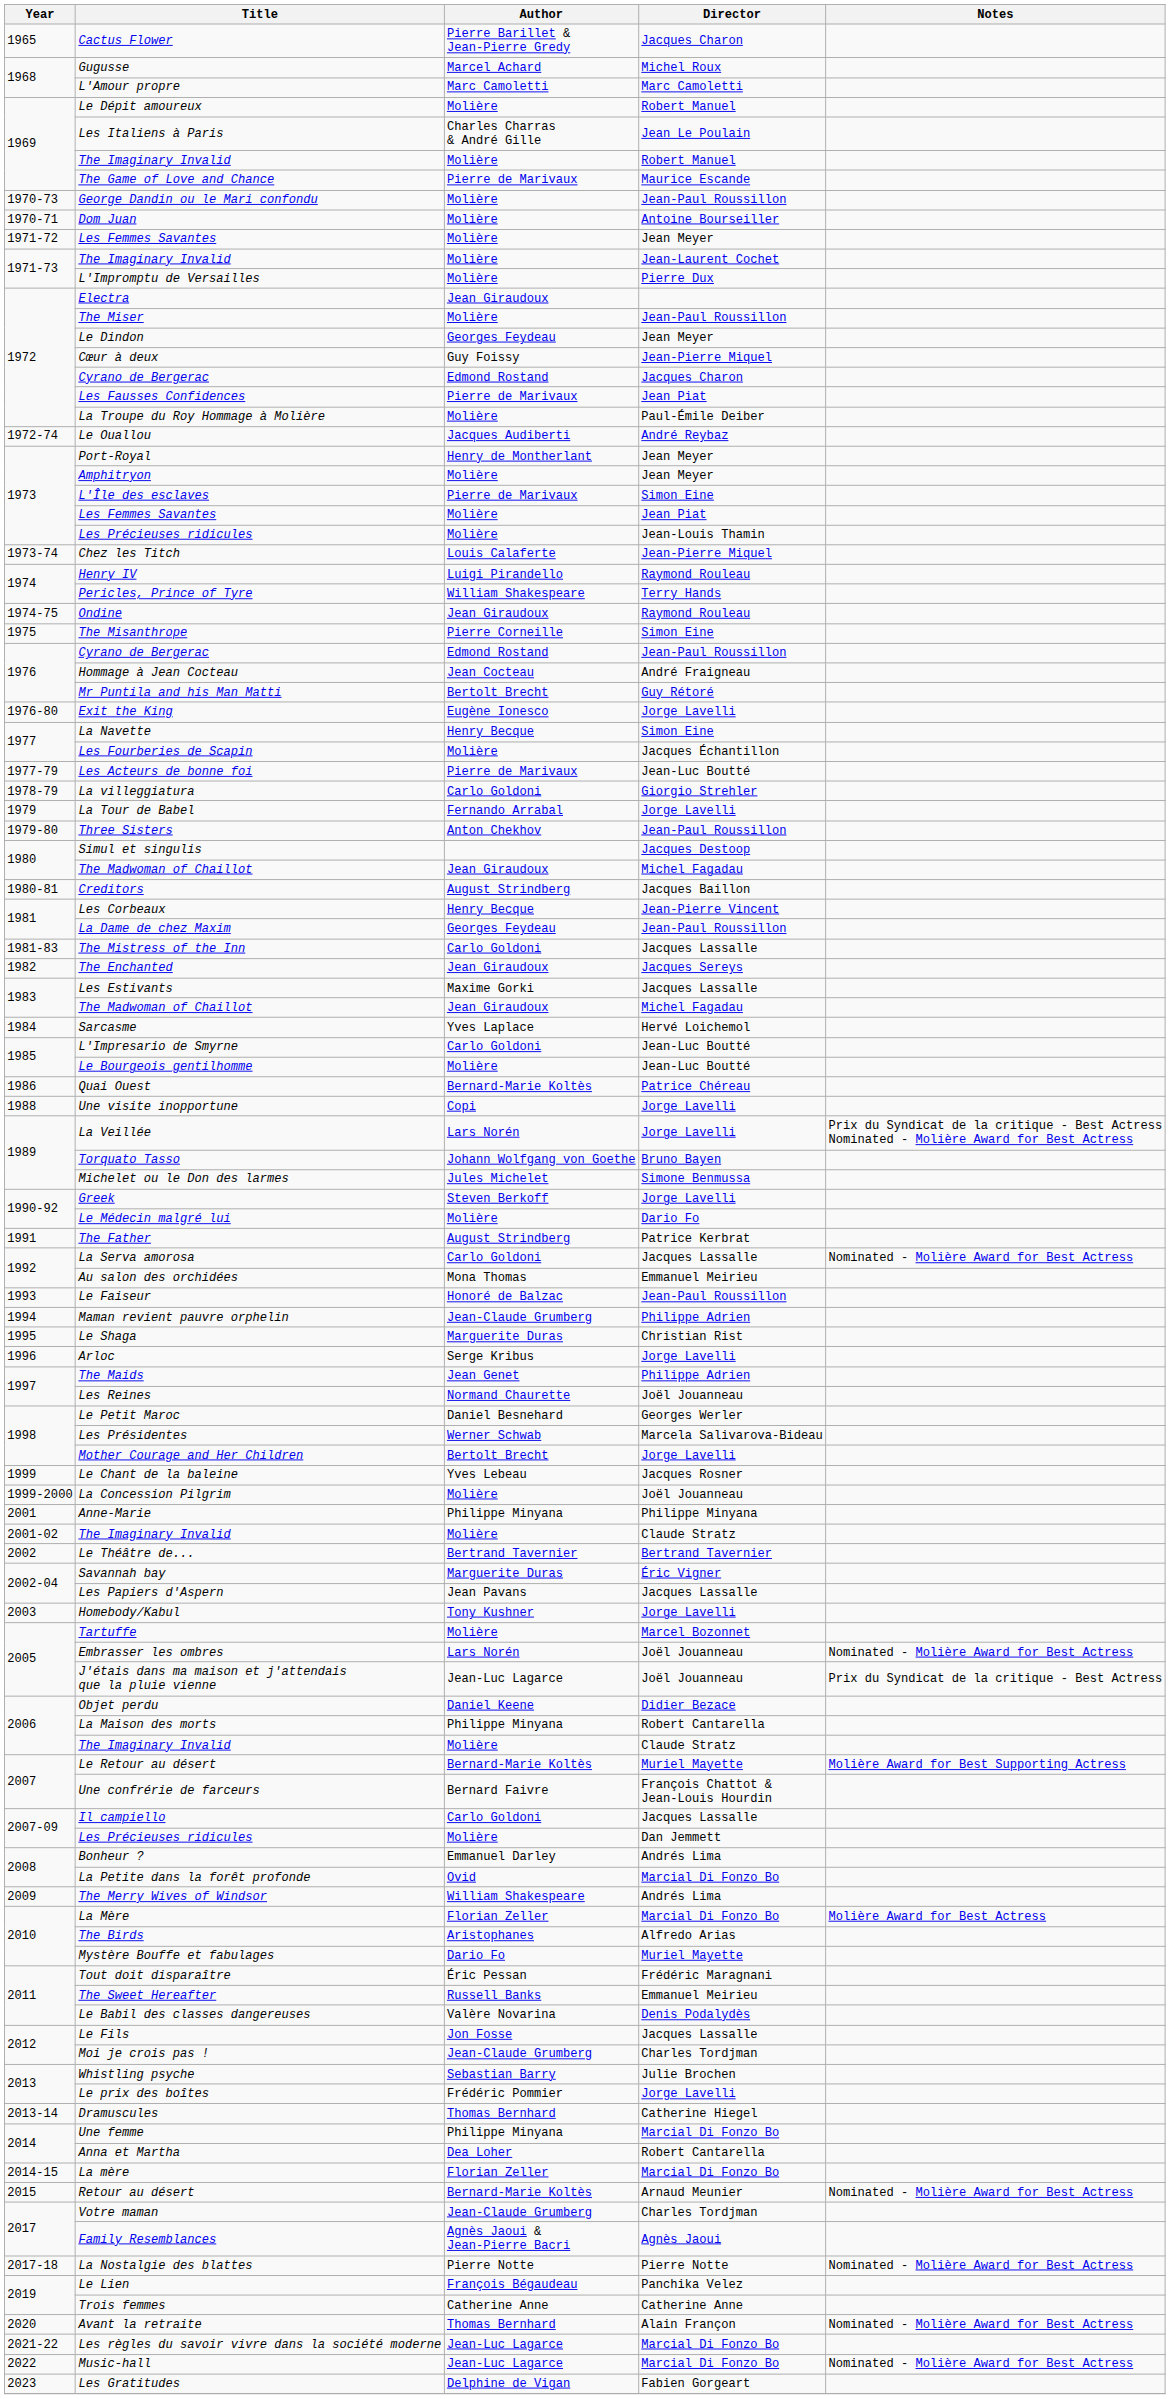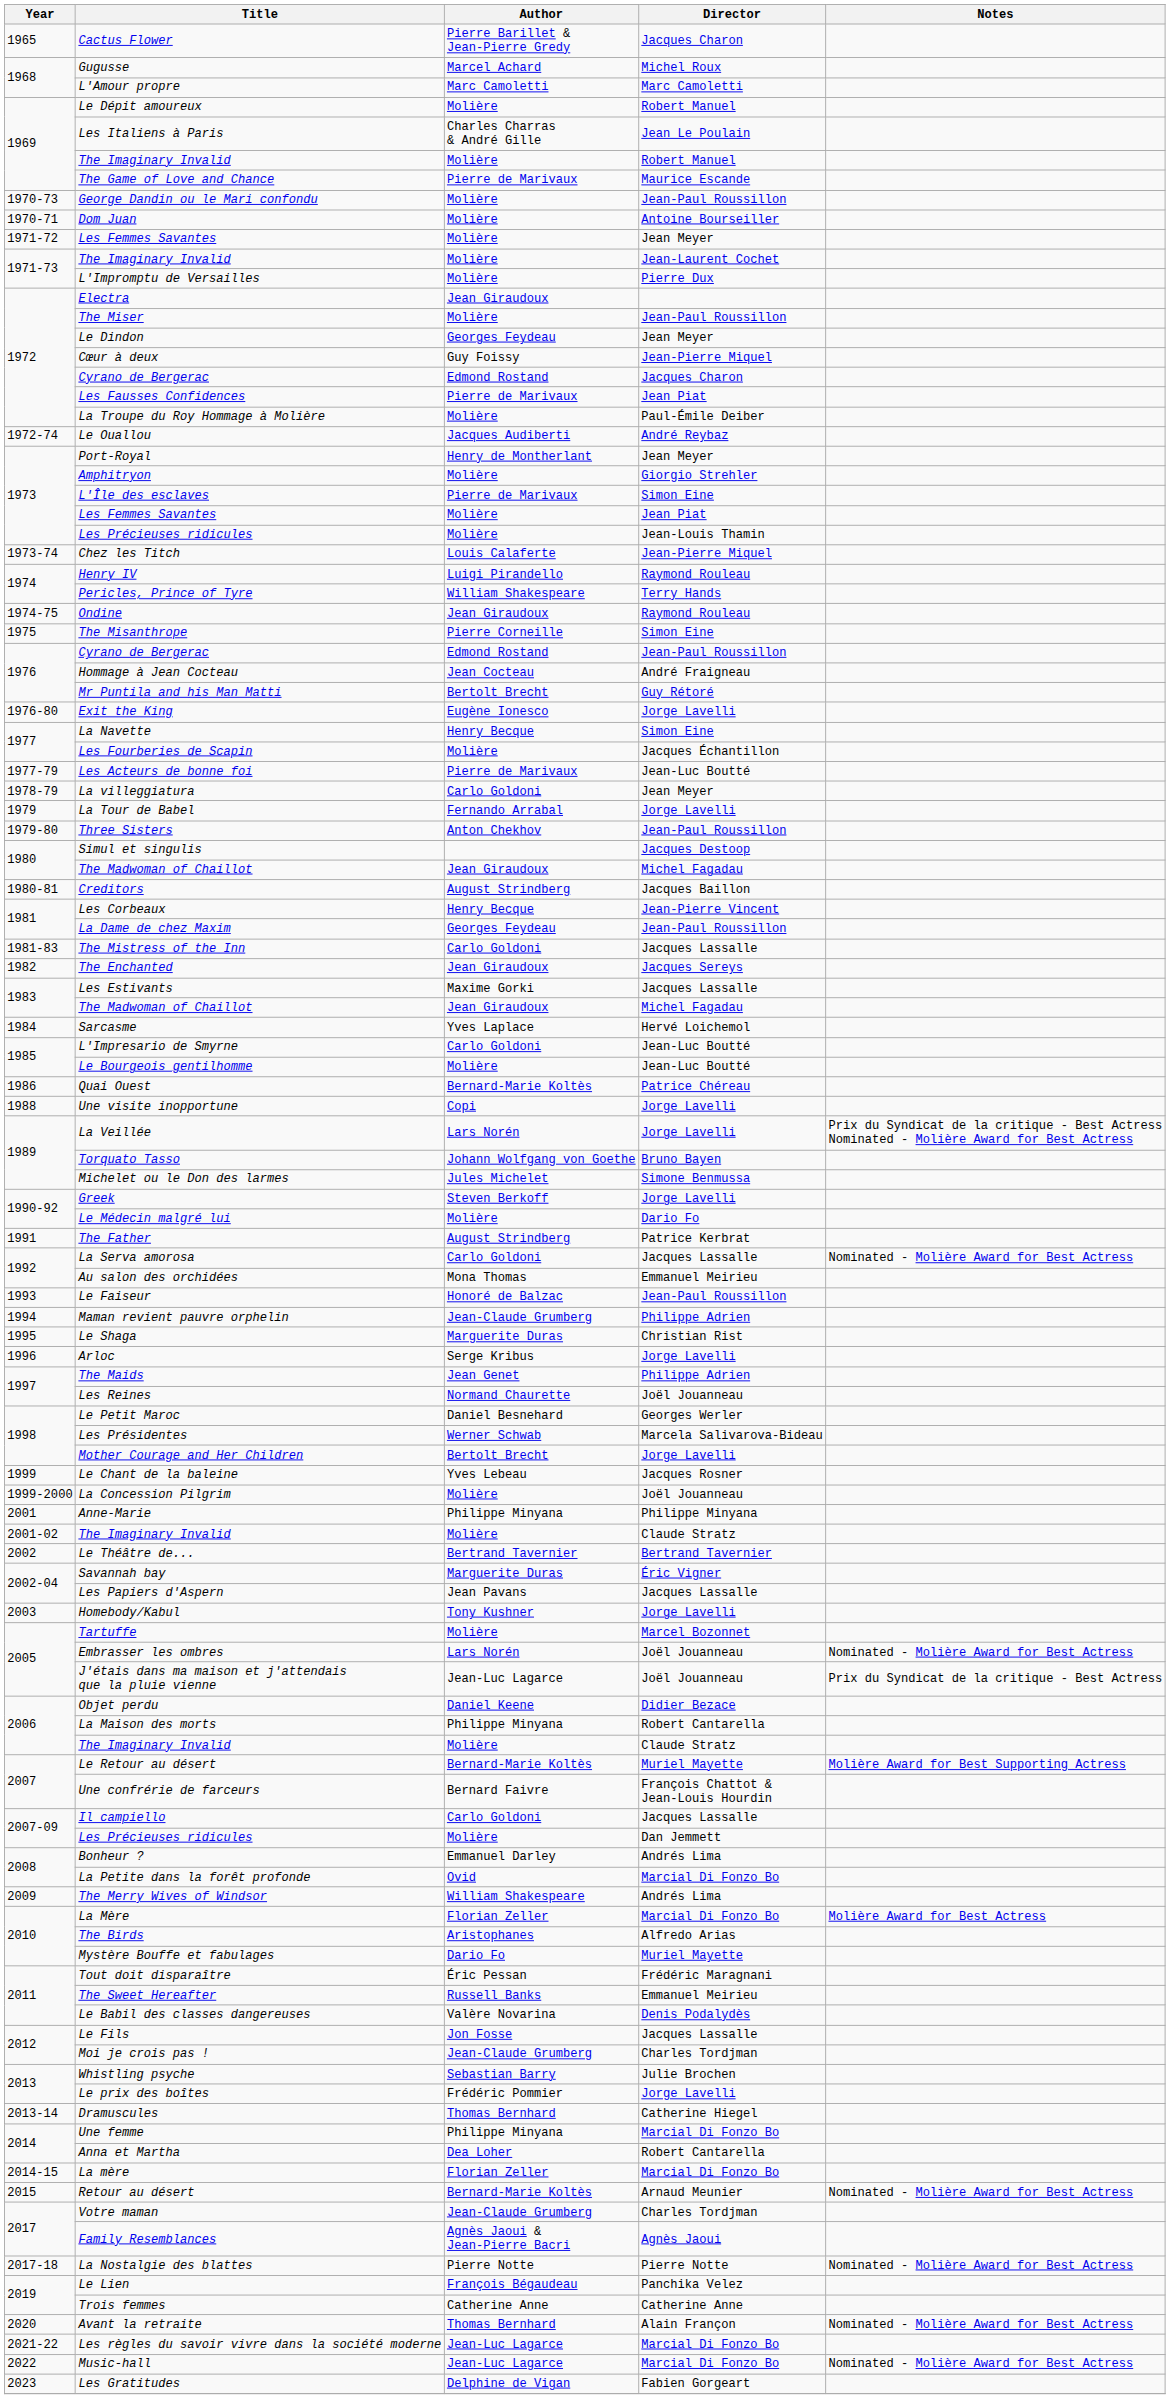(678, 476) Jean Meyer -> (699, 476) Giorgio Strehler
(699, 791) Giorgio Strehler -> (678, 791) Jean Meyer
